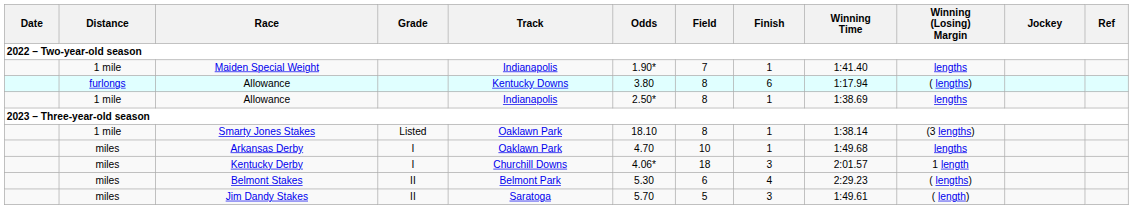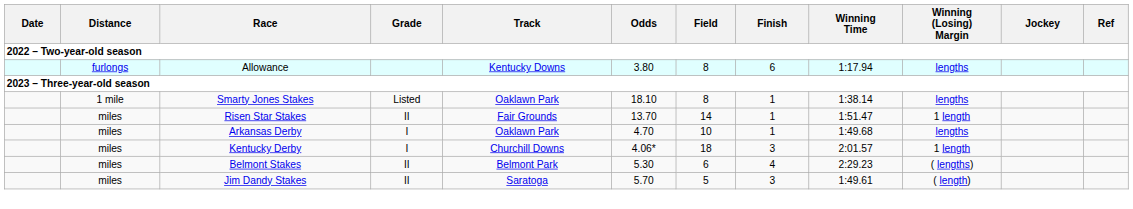- row: (107, 68)
(951, 84) ( lengths) -> (952, 68) lengths
- row: (107, 100)
(951, 132) (3 lengths) -> (952, 100) lengths
+ row: (110, 116)
